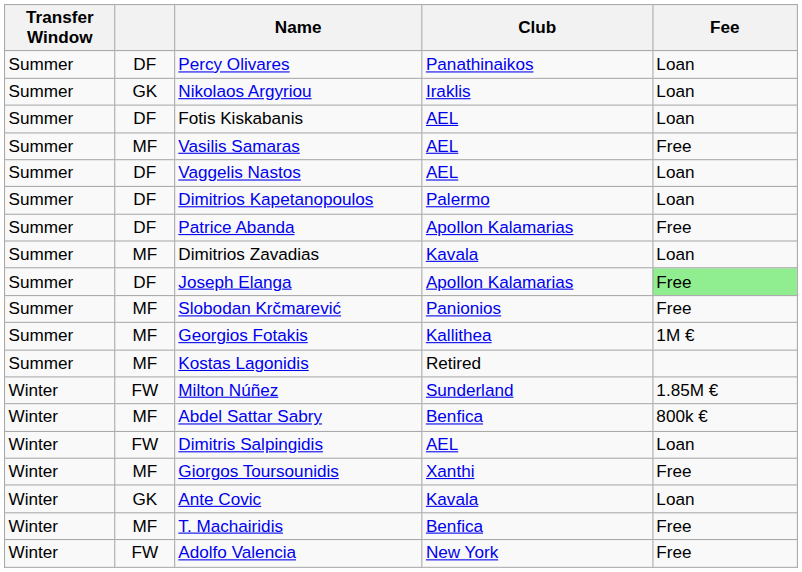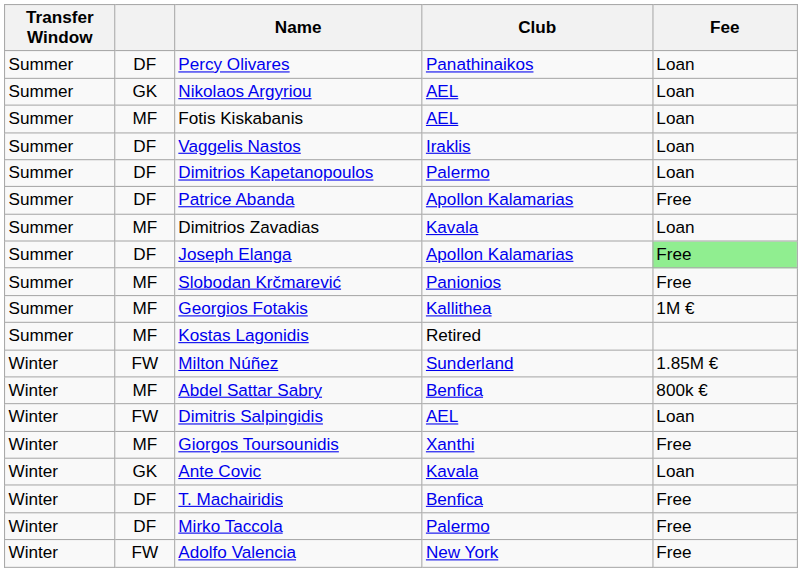(448, 91) Iraklis -> (442, 91) AEL
(145, 118) DF -> (145, 118) MF
- row: (239, 145)
(442, 173) AEL -> (448, 145) Iraklis
(145, 526) MF -> (145, 498) DF
+ row: (231, 526)
